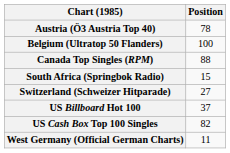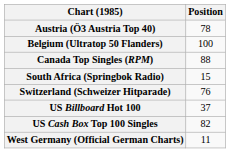(206, 92) 27 -> (206, 92) 76
